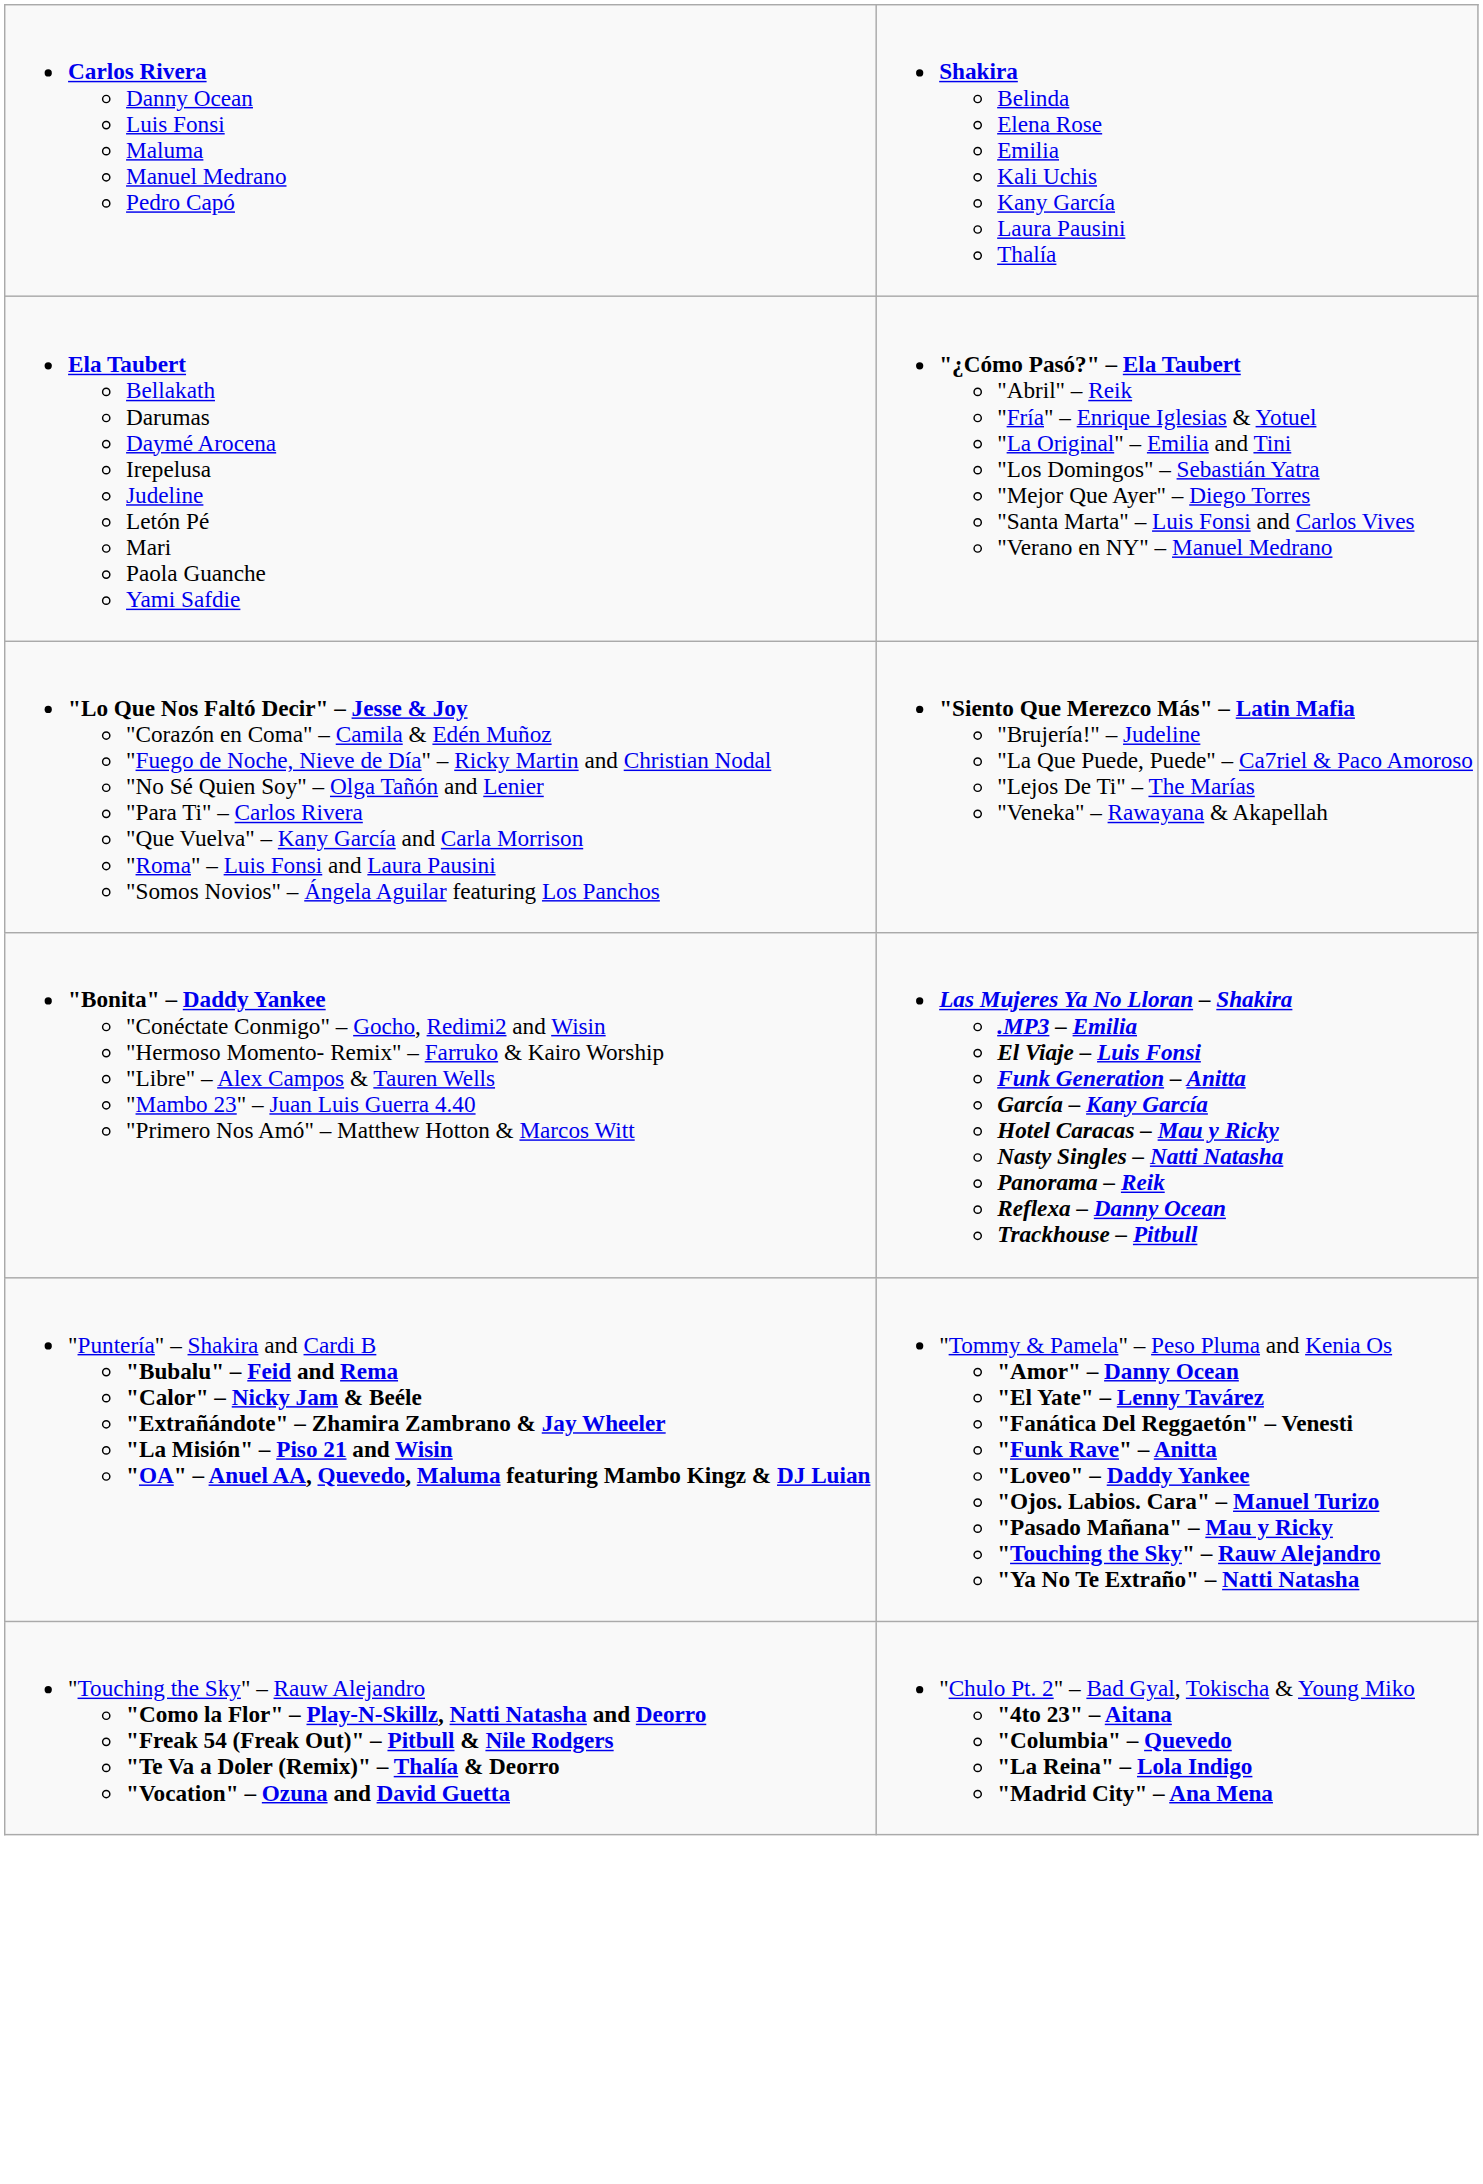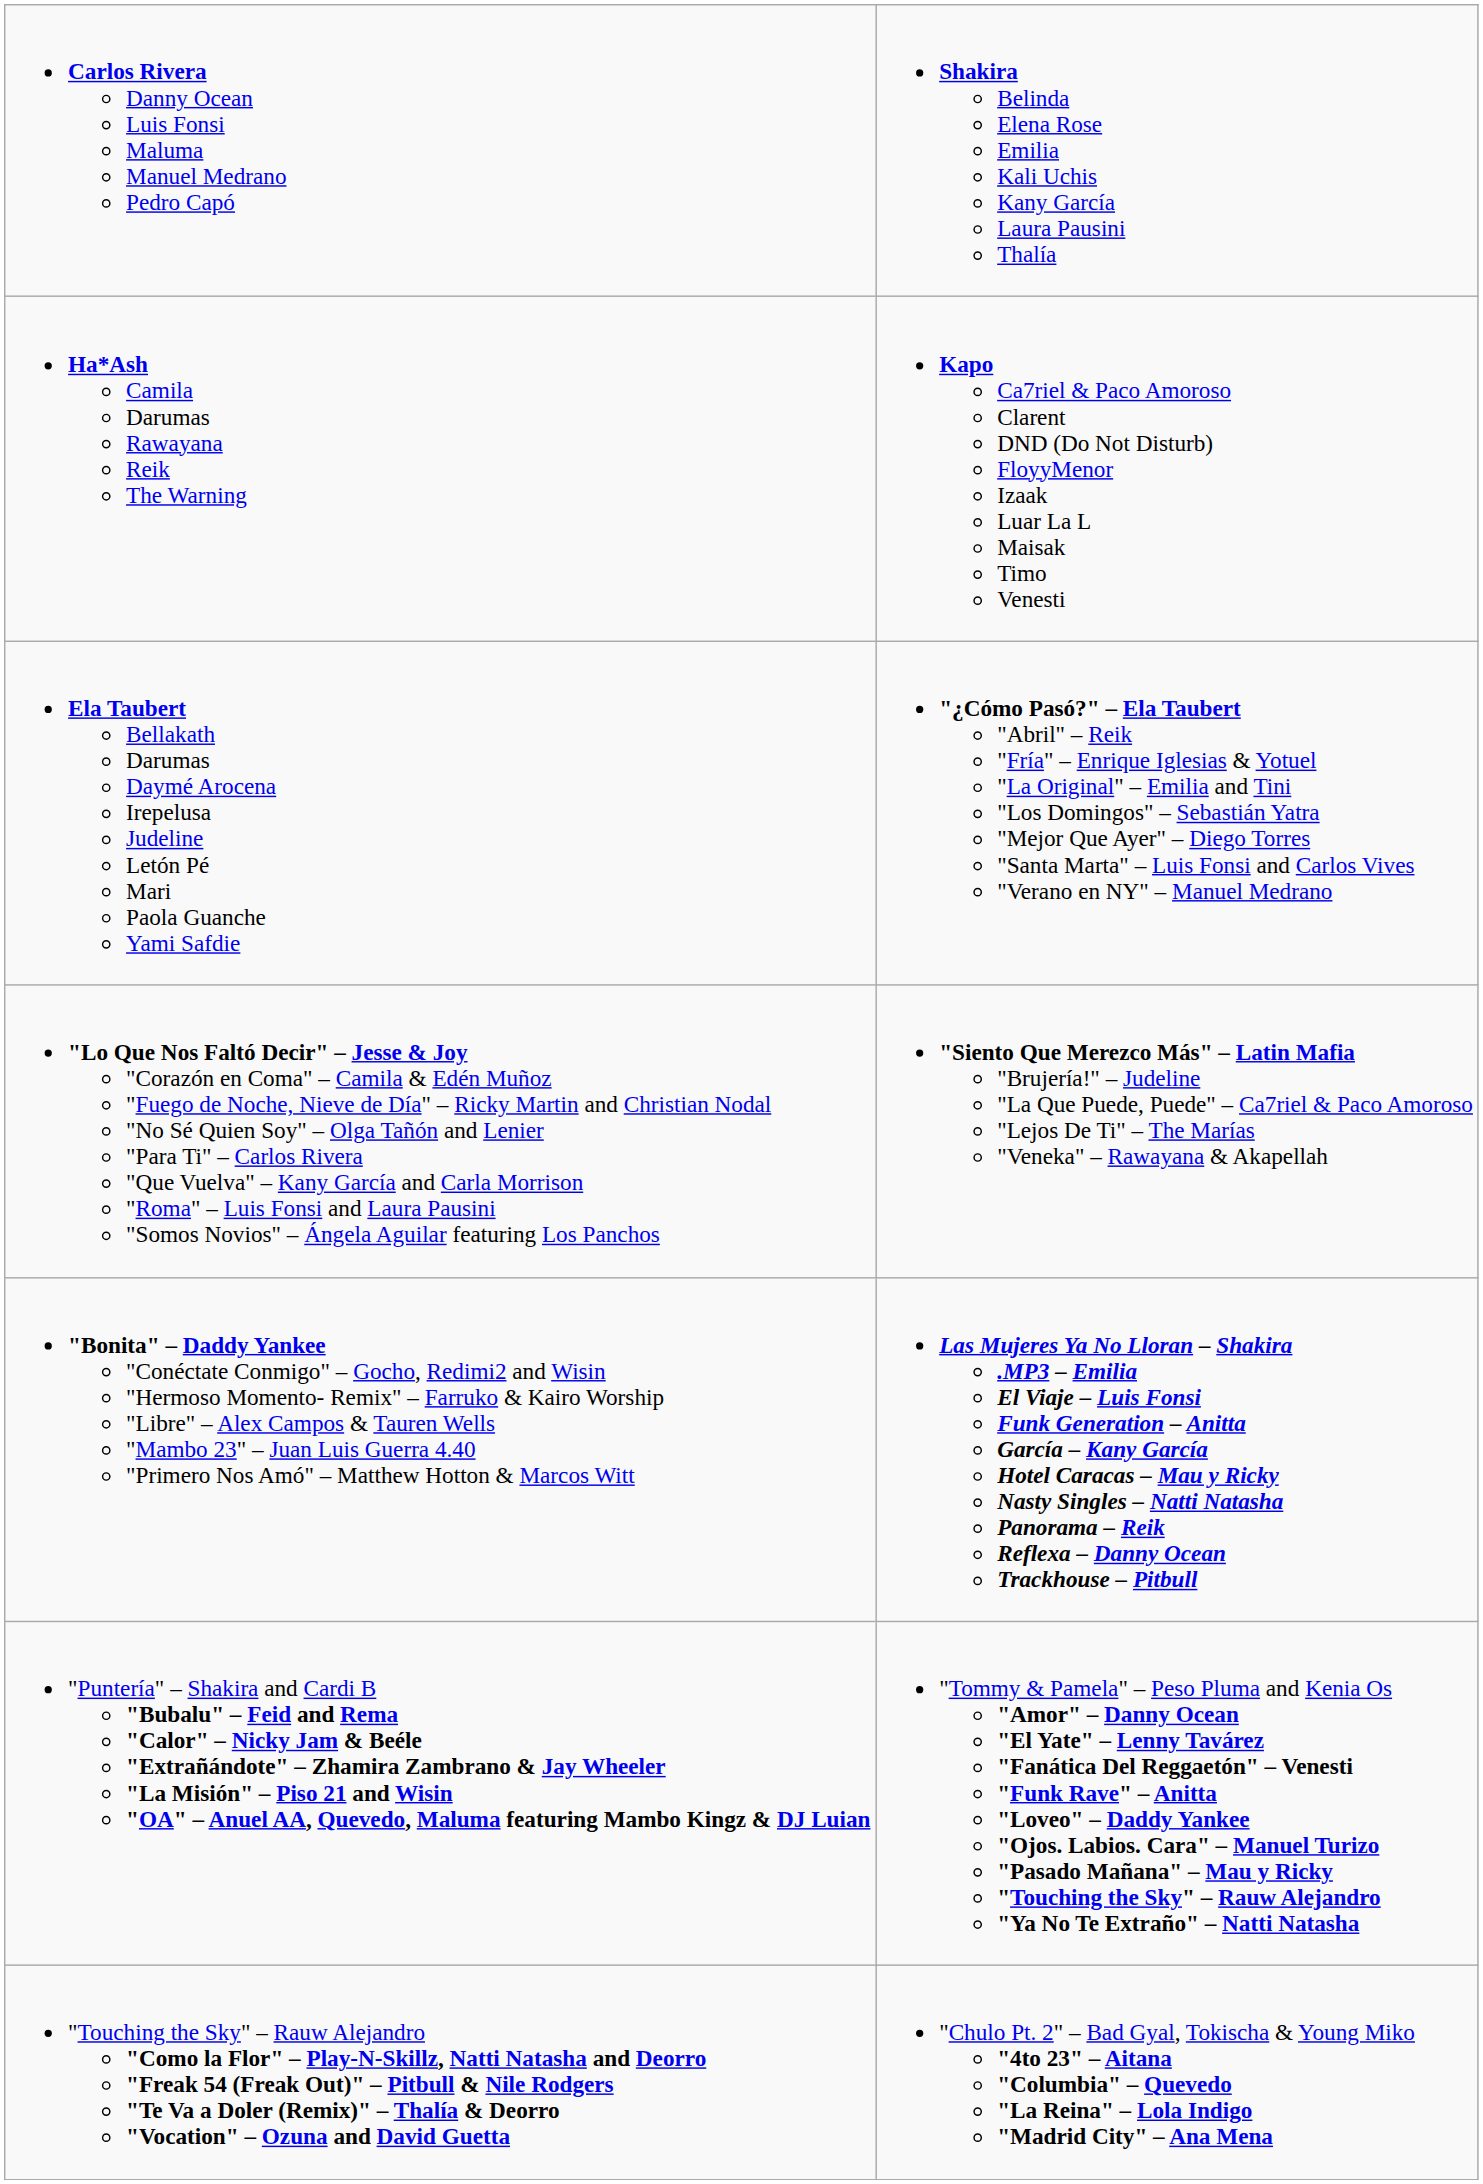+ row: (440, 430)
